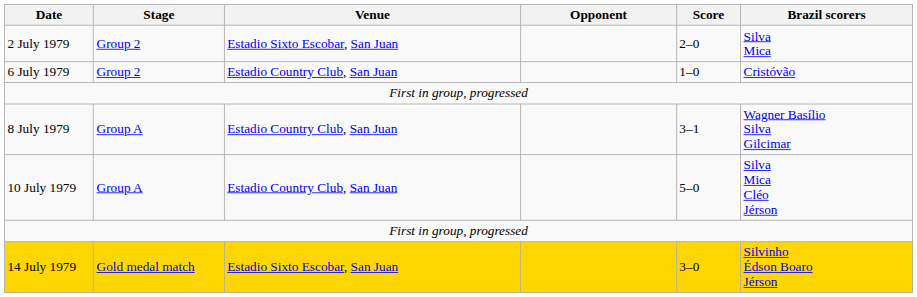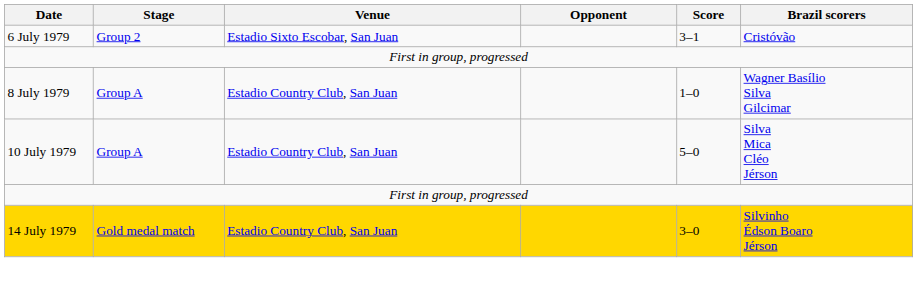- row: (38, 43)
(312, 72) Estadio Country Club, San Juan -> (313, 36) Estadio Sixto Escobar, San Juan
(689, 72) 1–0 -> (689, 36) 3–1
(689, 129) 3–1 -> (689, 93) 1–0
(313, 267) Estadio Sixto Escobar, San Juan -> (312, 231) Estadio Country Club, San Juan
